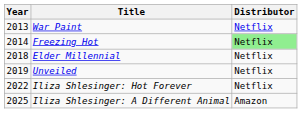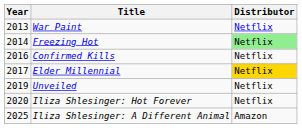+ row: (74, 56)
(17, 56) 2018 -> (17, 71) 2017
(254, 56) no background -> (254, 71) gold background
(17, 86) 2022 -> (17, 101) 2020
